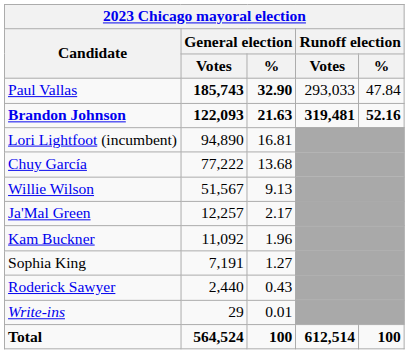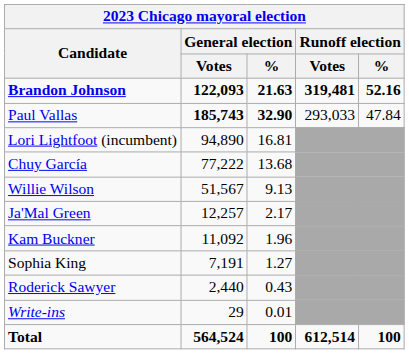rows swapped: (67, 115) <-> (43, 90)
